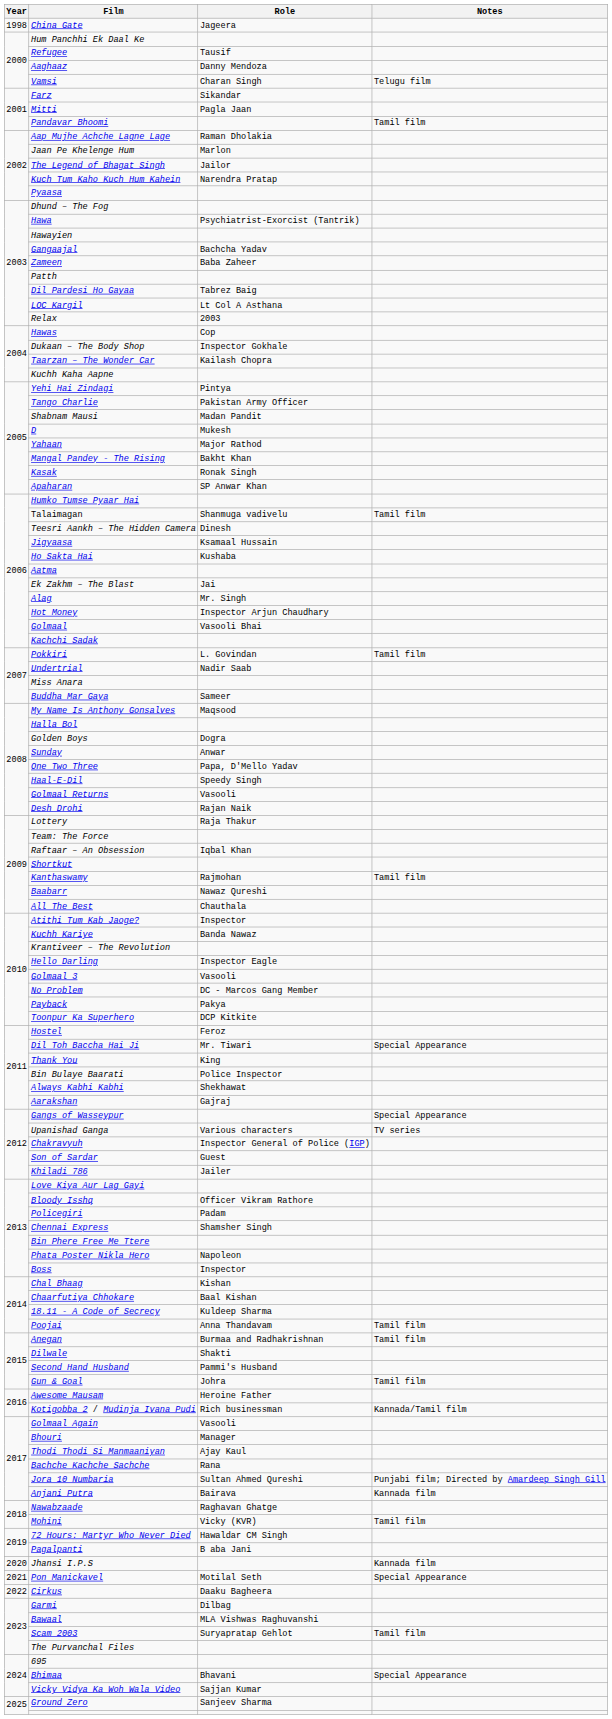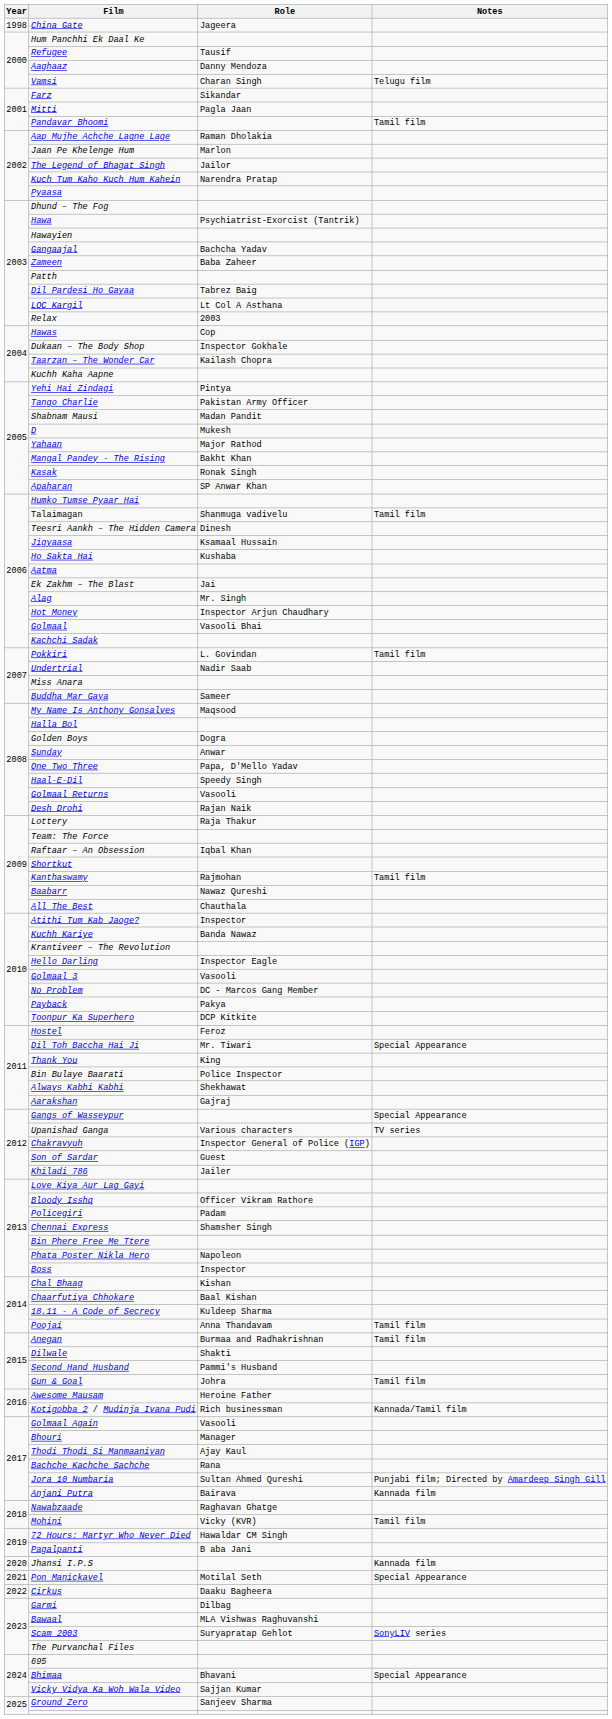(400, 1633) Tamil film -> (410, 1633) SonyLIV series
